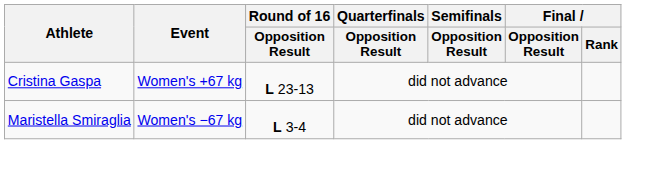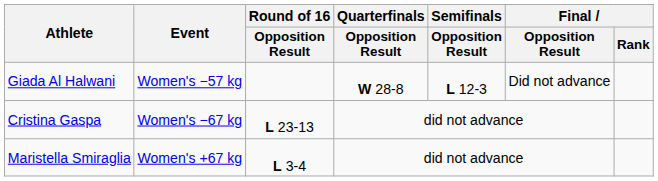+ row: (61, 82)
(190, 82) Women's +67 kg -> (190, 120) Women's −67 kg
(190, 120) Women's −67 kg -> (190, 158) Women's +67 kg
